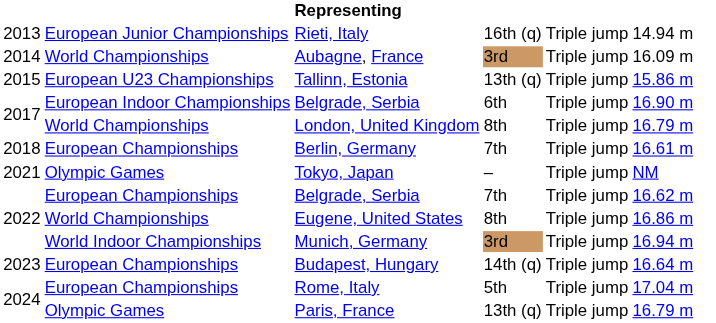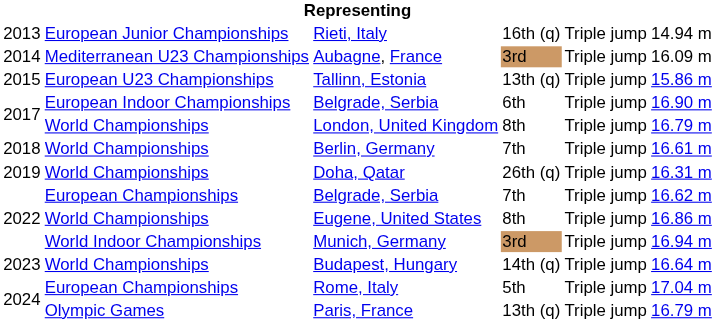(127, 56) World Championships -> (177, 56) Mediterranean U23 Championships
(141, 149) European Championships -> (127, 149) World Championships
+ row: (22, 172)
- row: (22, 172)
(141, 264) European Championships -> (127, 264) World Championships
